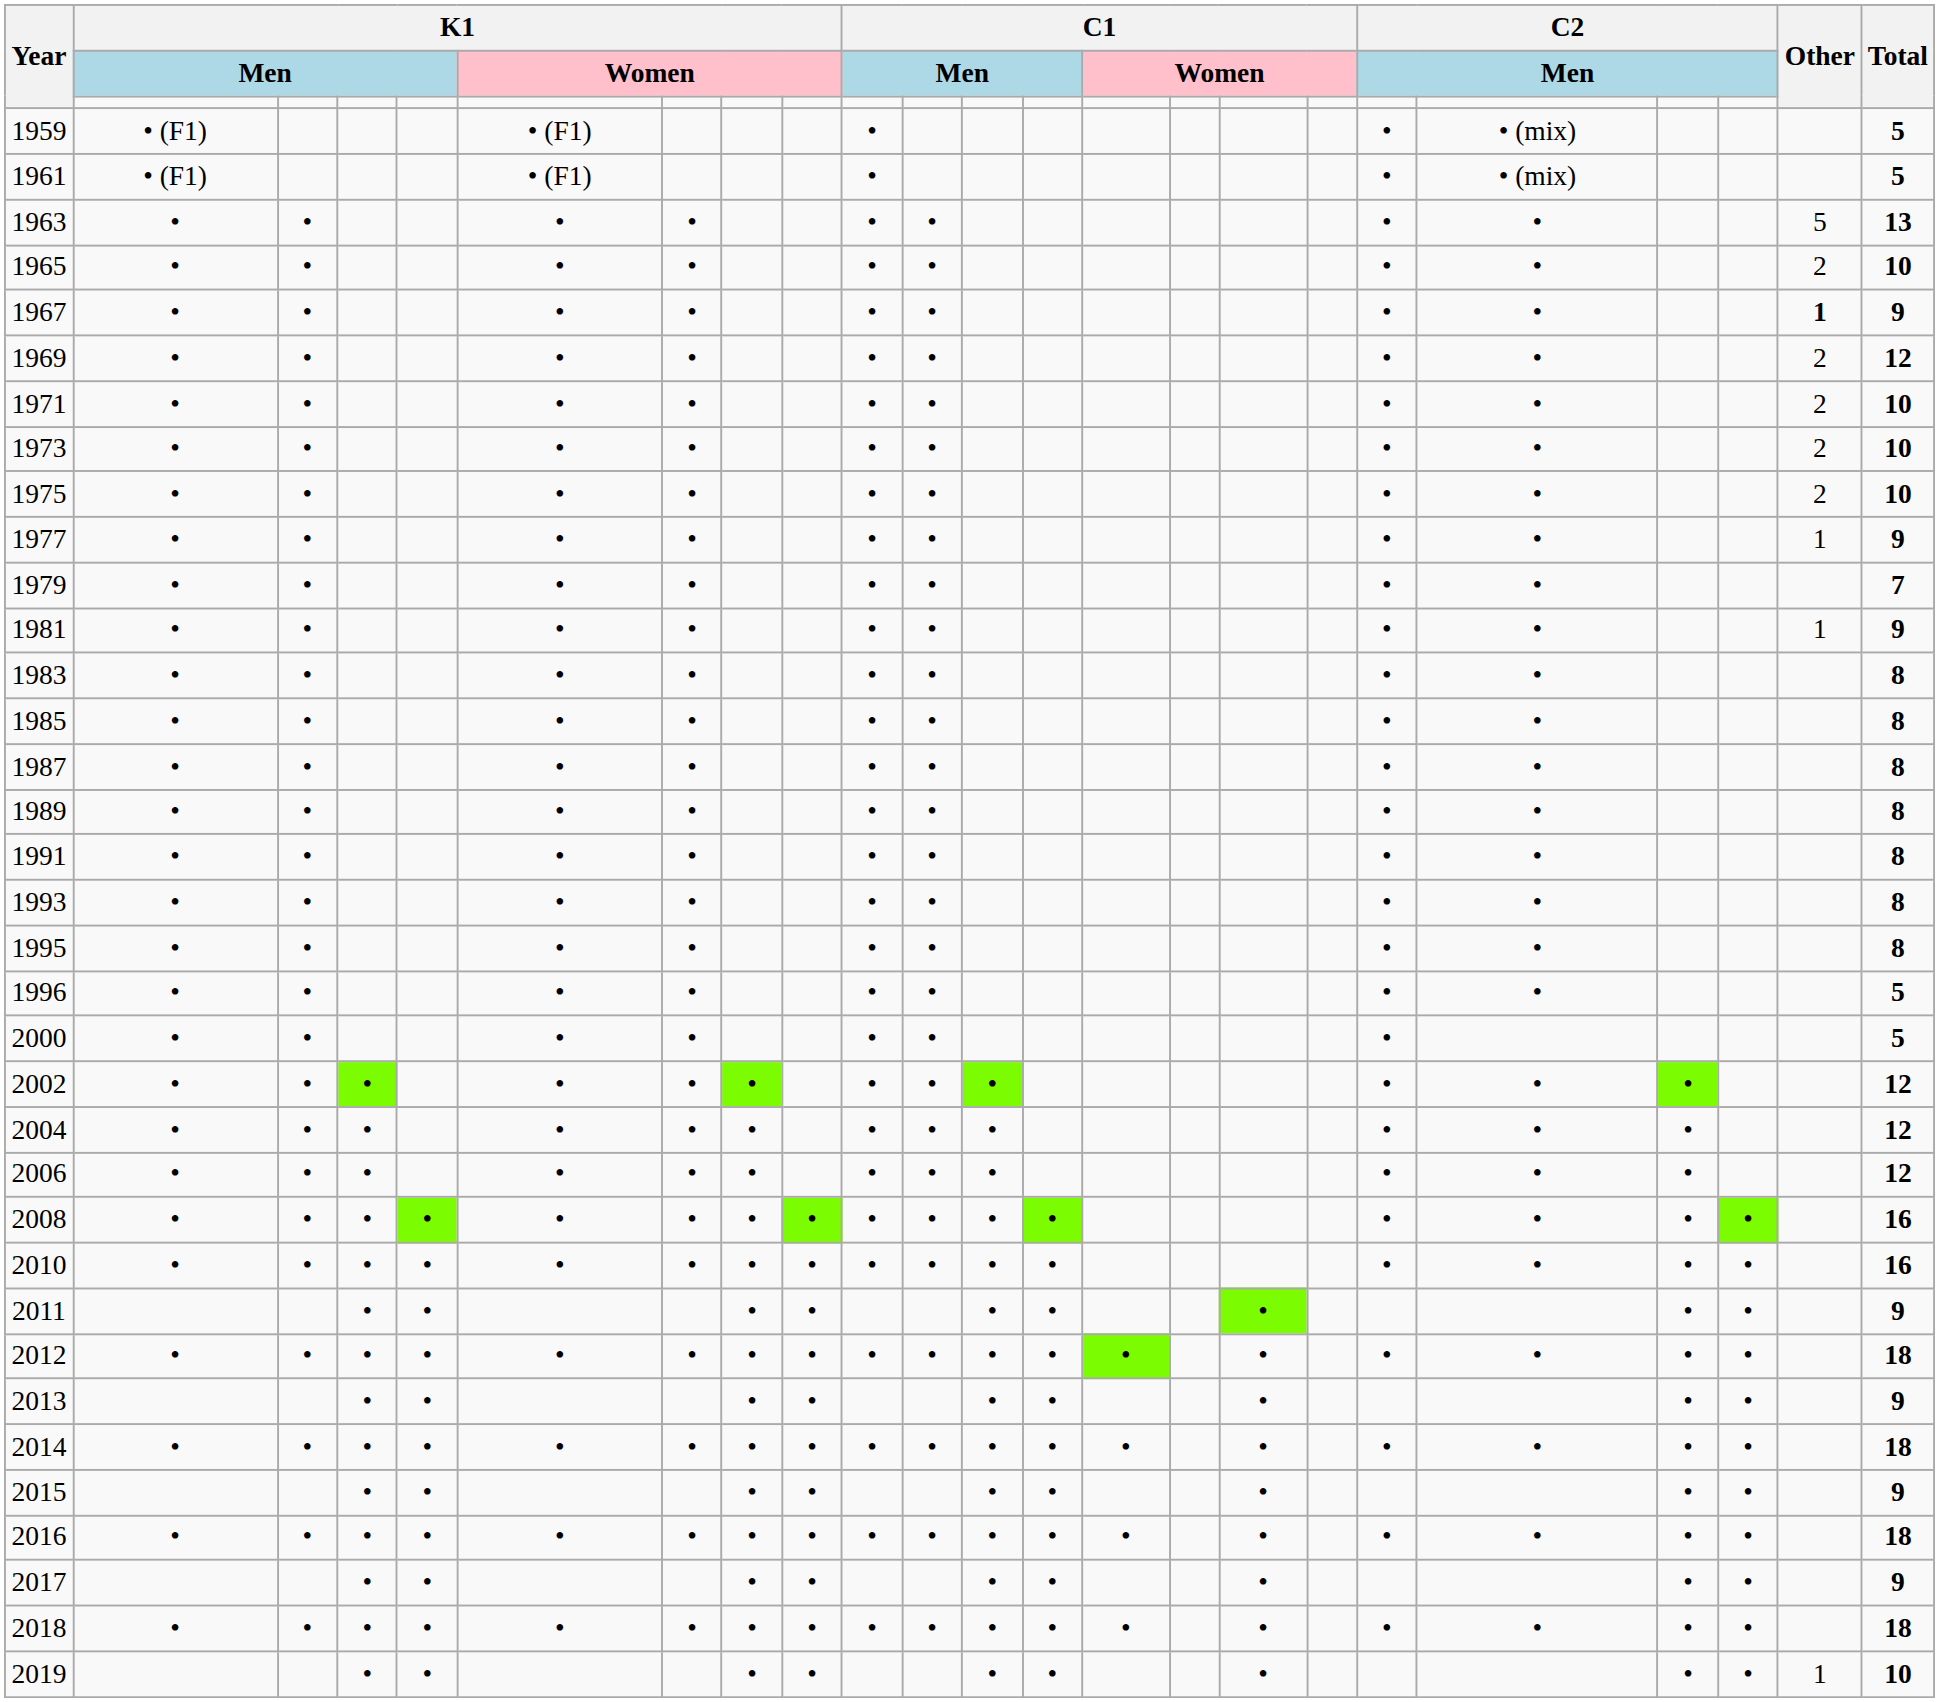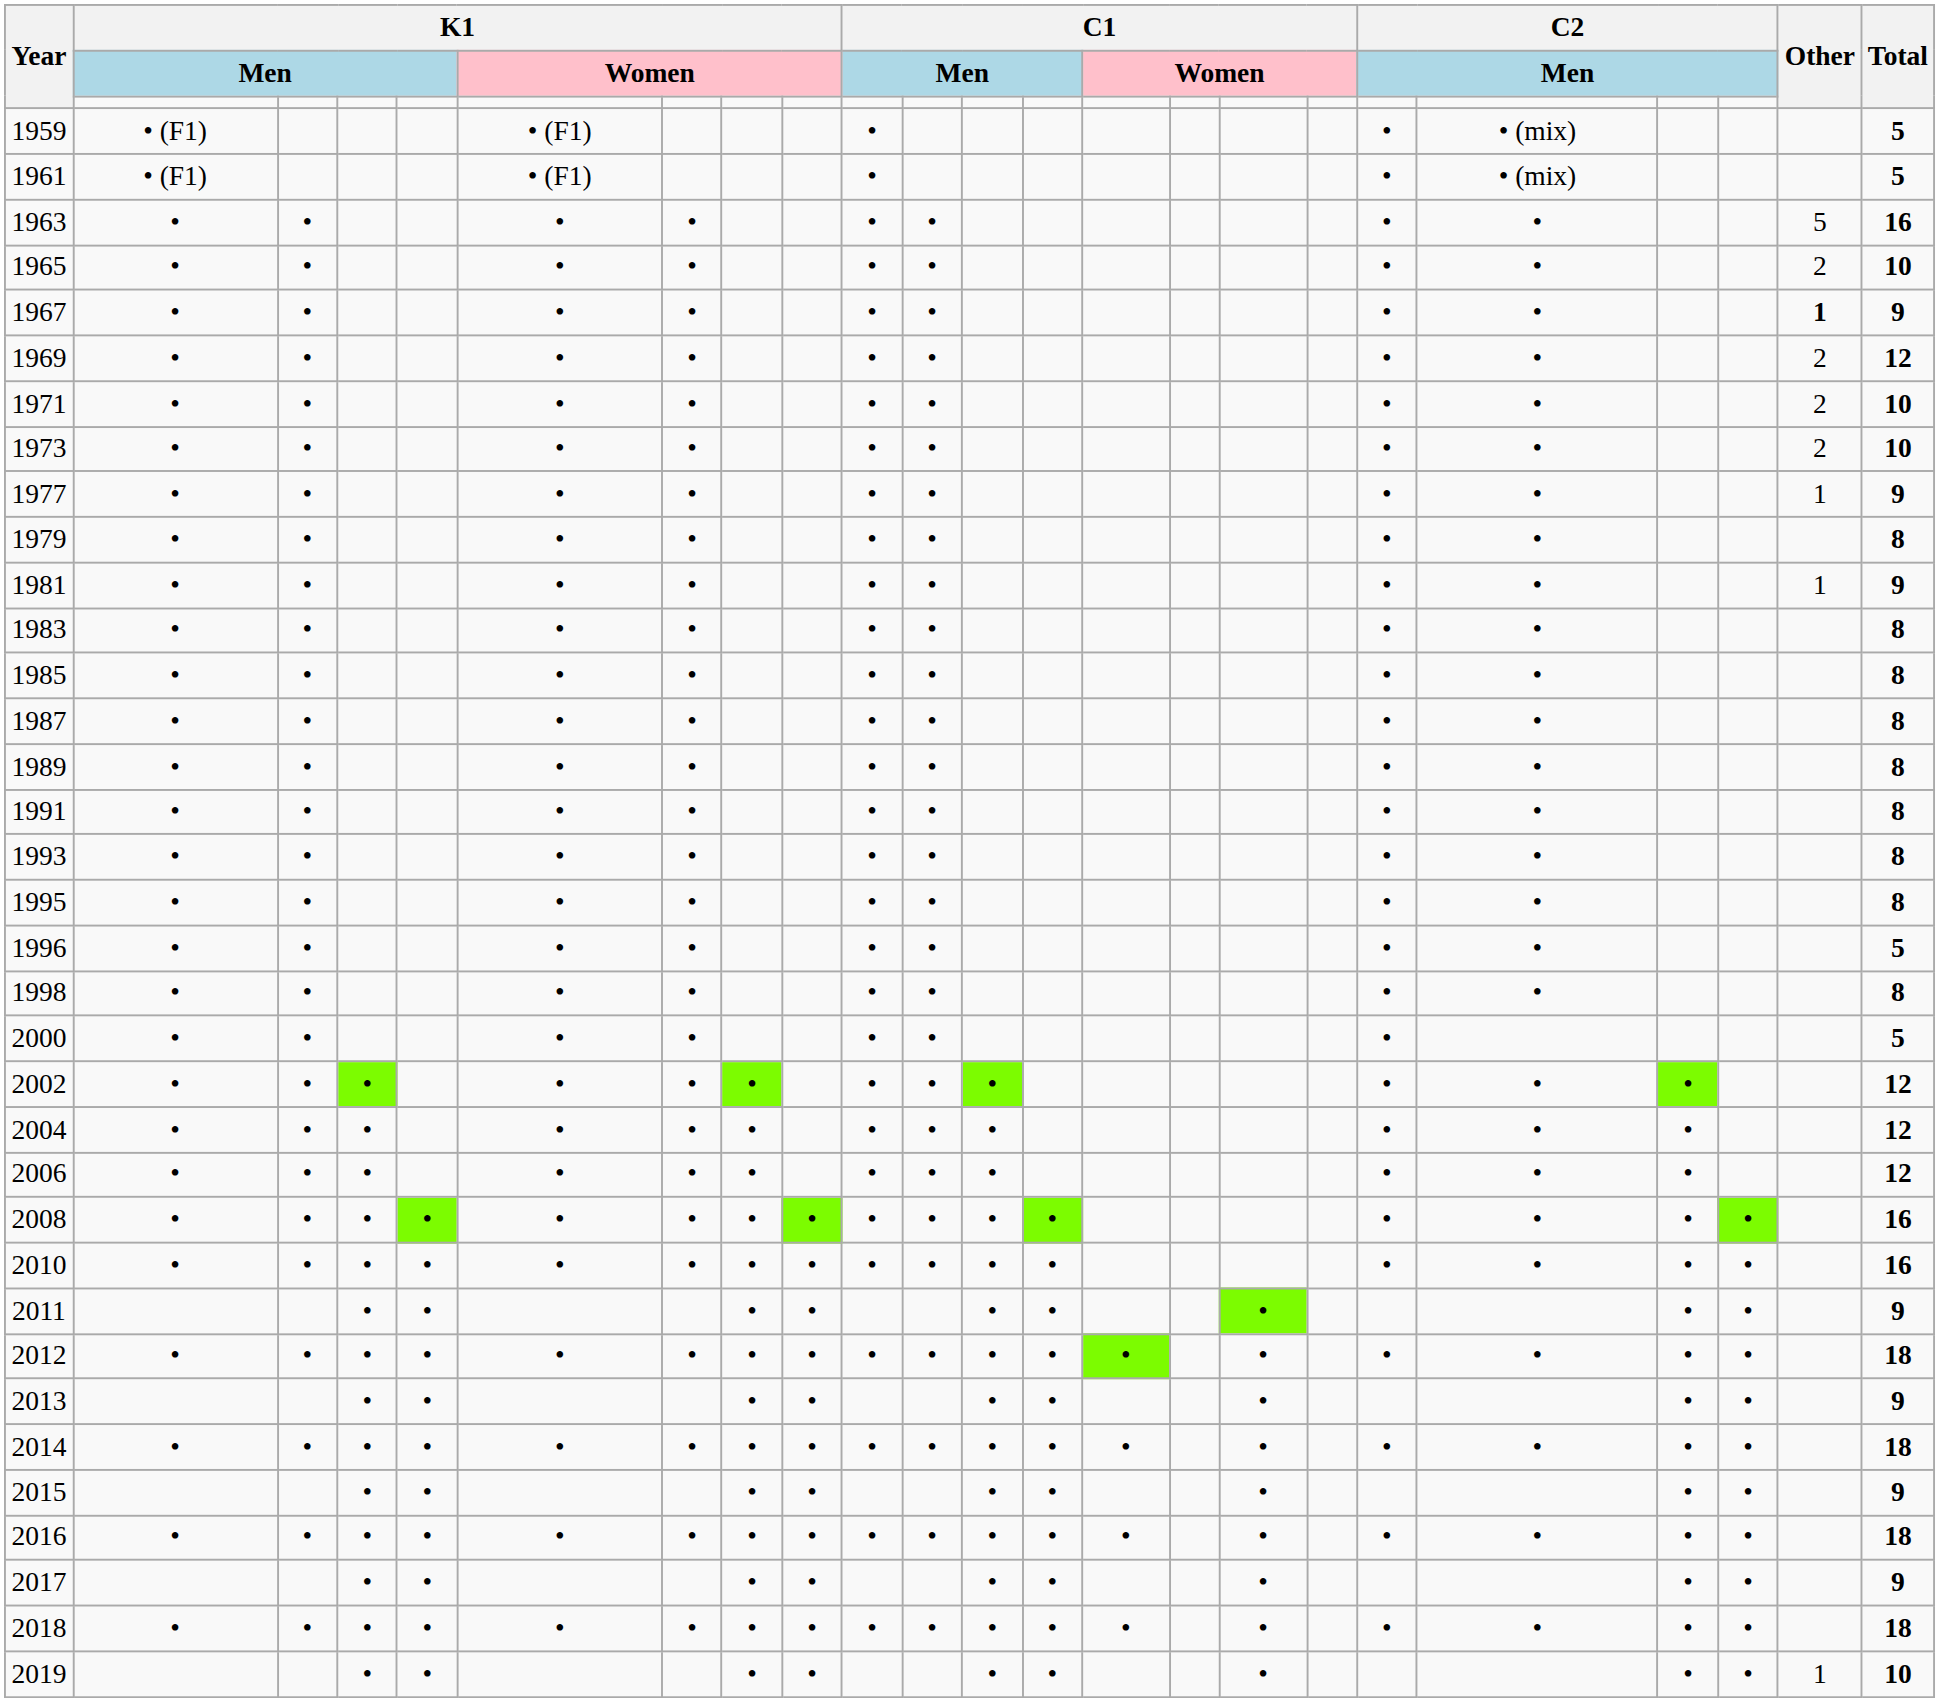(1898, 221) 13 -> (1898, 221) 16
- row: (39, 494)
(1898, 584) 7 -> (1898, 539) 8
+ row: (39, 993)
